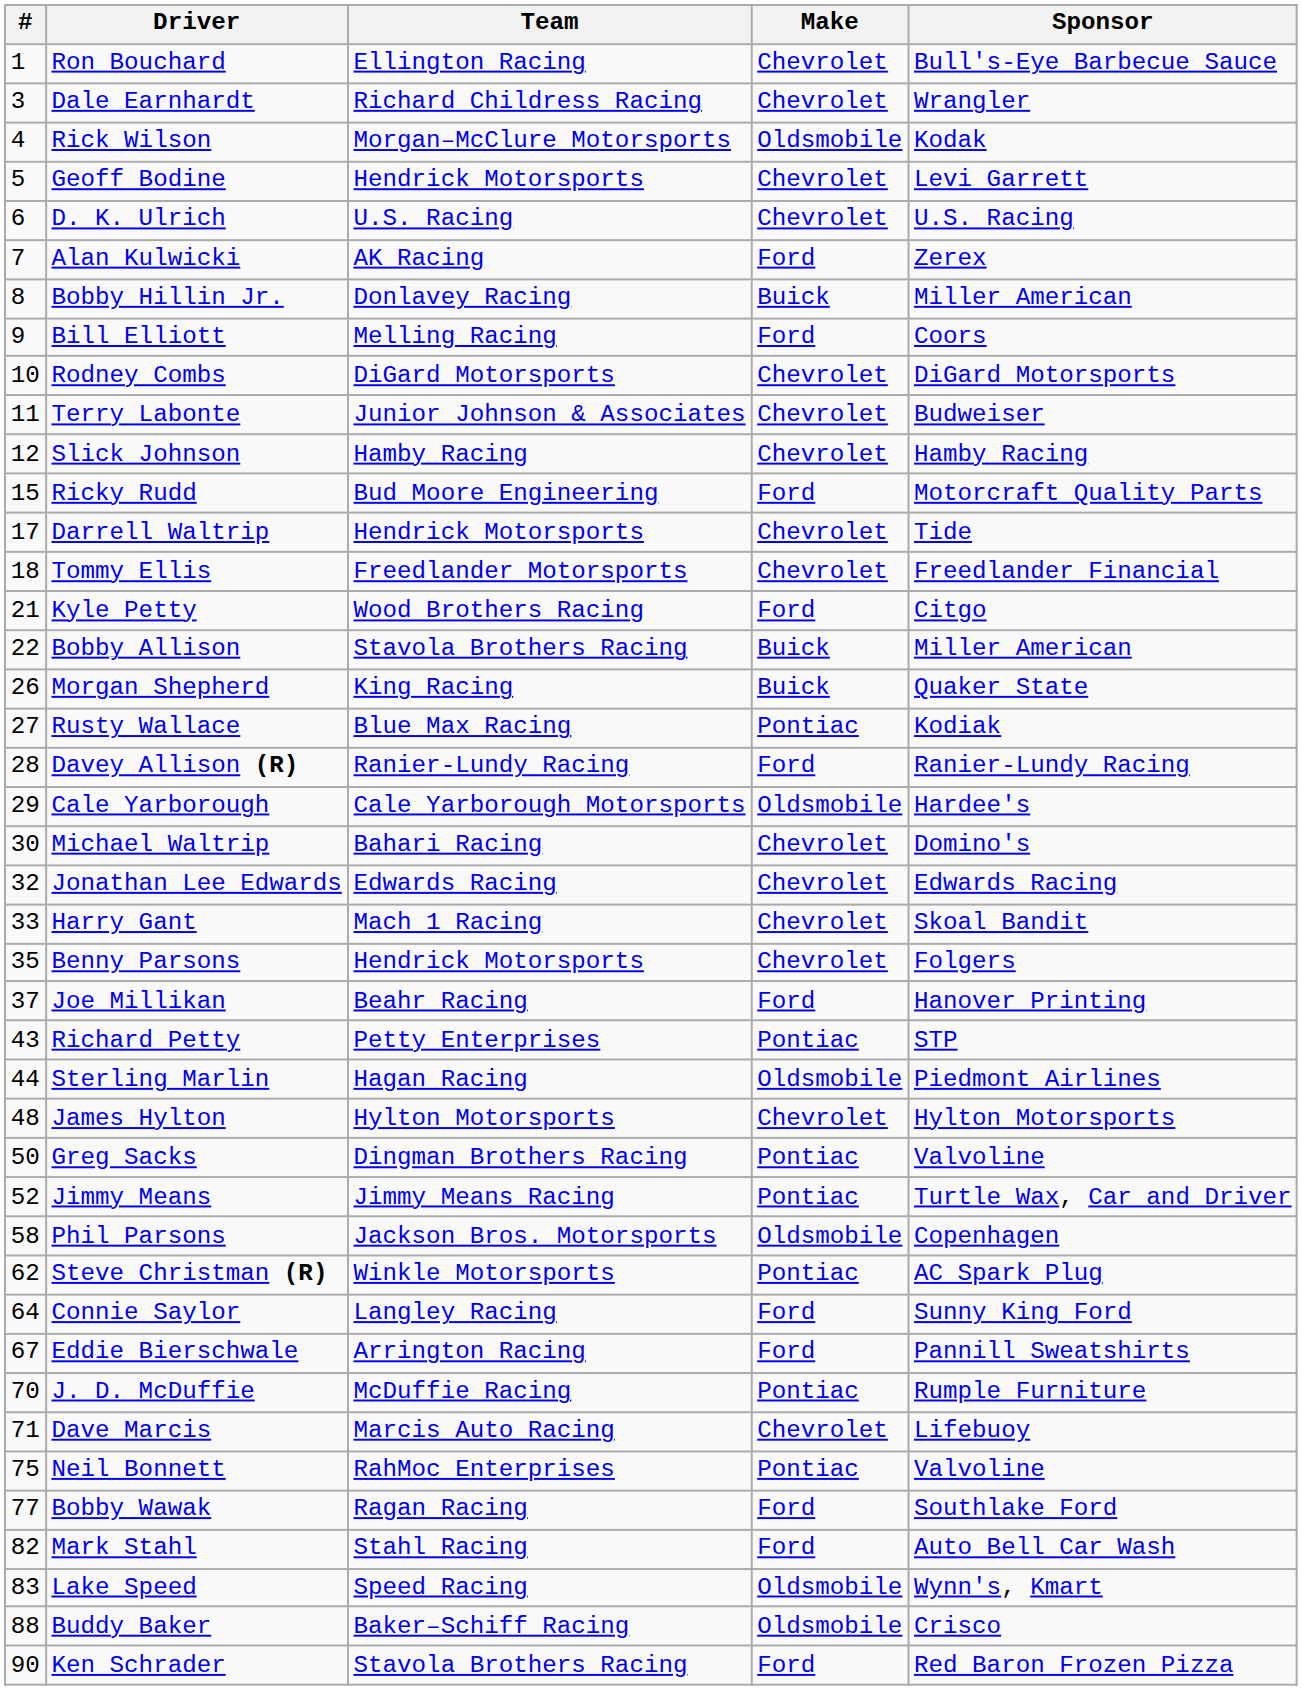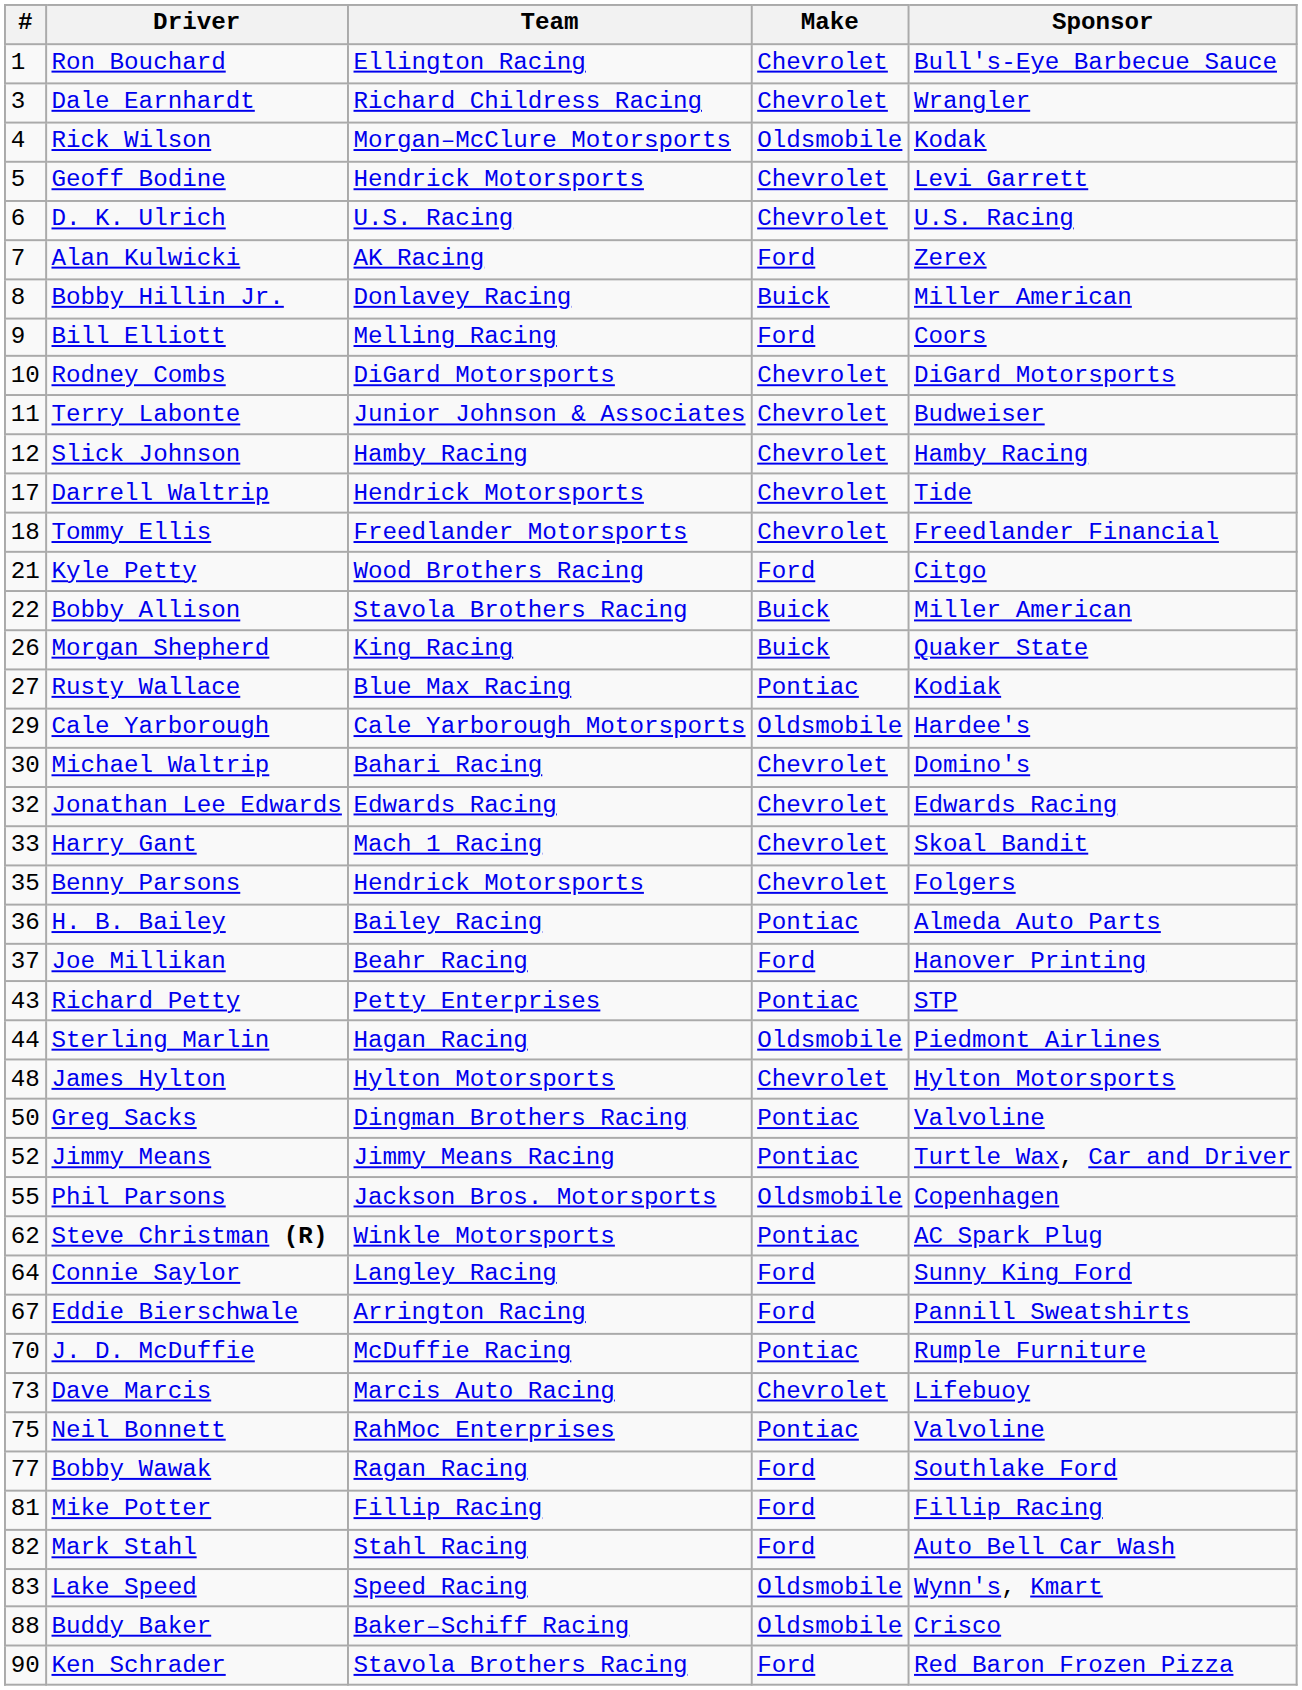- row: (124, 494)
- row: (175, 767)
+ row: (139, 924)
(25, 1236) 58 -> (25, 1197) 55
(25, 1432) 71 -> (25, 1393) 73
+ row: (131, 1510)
